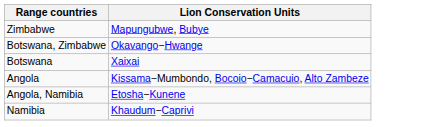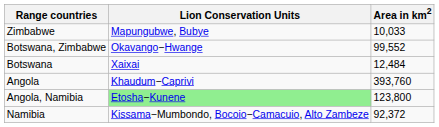+ column: (403, 14)
(240, 78) Kissama−Mumbondo, Bocoio−Camacuio, Alto Zambeze -> (152, 81) Khaudum−Caprivi
(148, 95) no background -> (148, 98) lightgreen background
(152, 111) Khaudum−Caprivi -> (240, 114) Kissama−Mumbondo, Bocoio−Camacuio, Alto Zambeze
